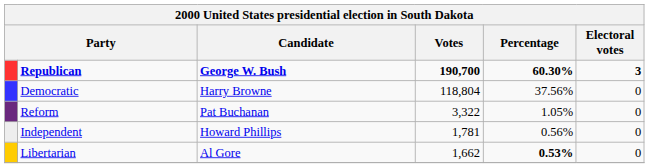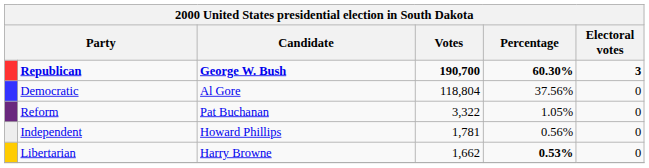(236, 91) Harry Browne -> (220, 91) Al Gore
(220, 153) Al Gore -> (236, 153) Harry Browne
